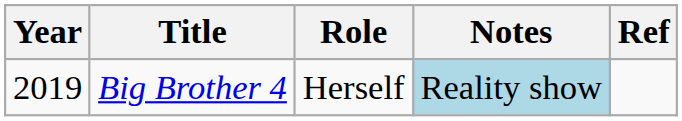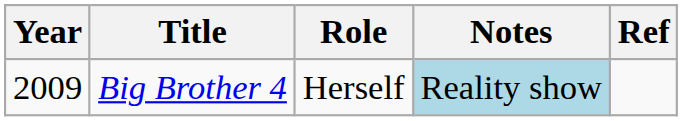(48, 86) 2019 -> (48, 86) 2009
